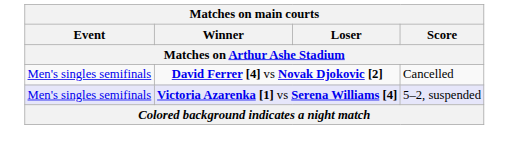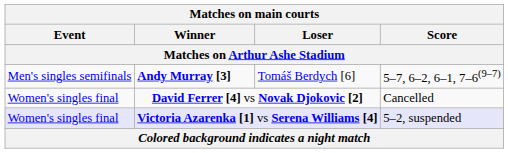+ row: (184, 76)
(89, 74) Men's singles semifinals -> (63, 98) Women's singles final
(89, 94) Men's singles semifinals -> (63, 118) Women's singles final
